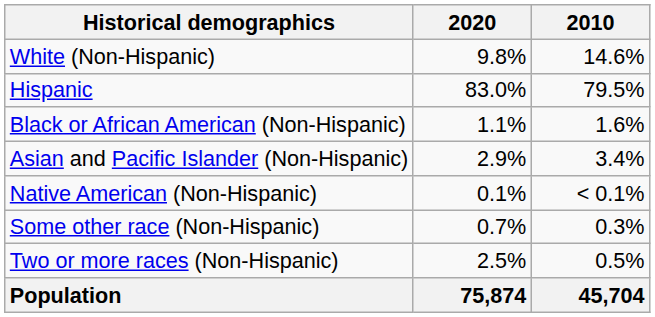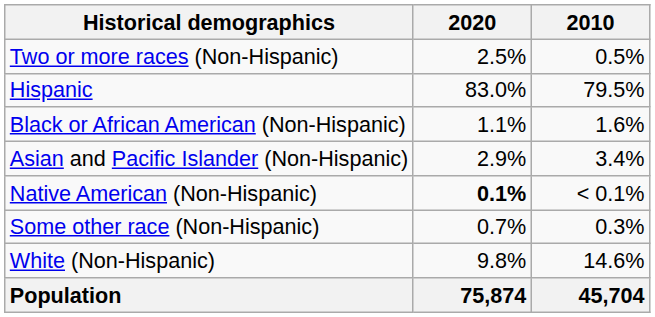rows swapped: (112, 56) <-> (174, 261)
(502, 193) normal -> (502, 193) bold
